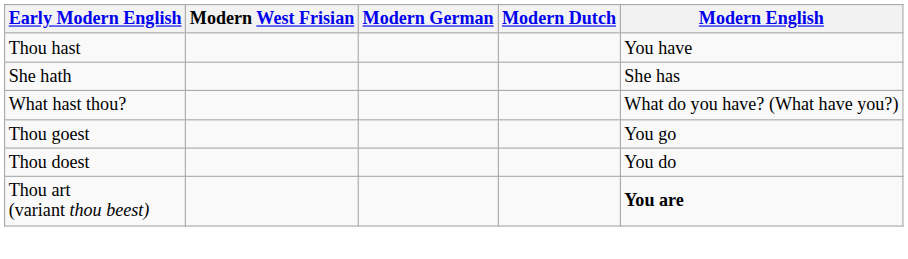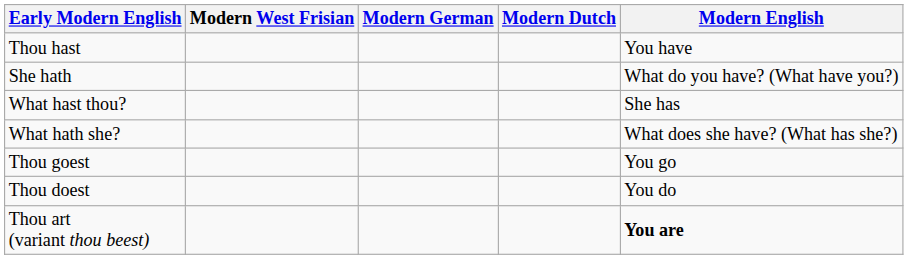(652, 76) She has -> (761, 76) What do you have? (What have you?)
(761, 104) What do you have? (What have you?) -> (652, 104) She has
+ row: (64, 133)
